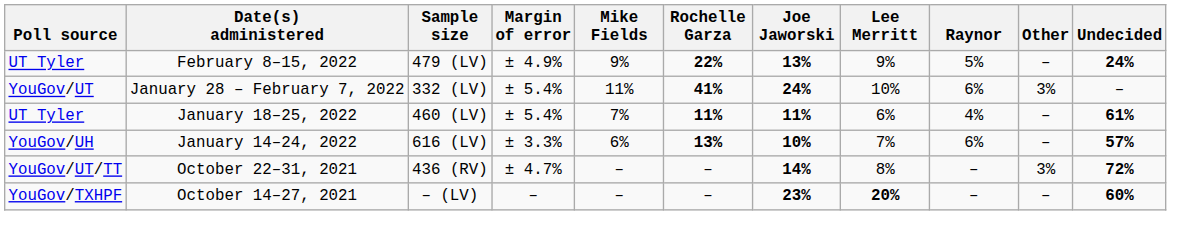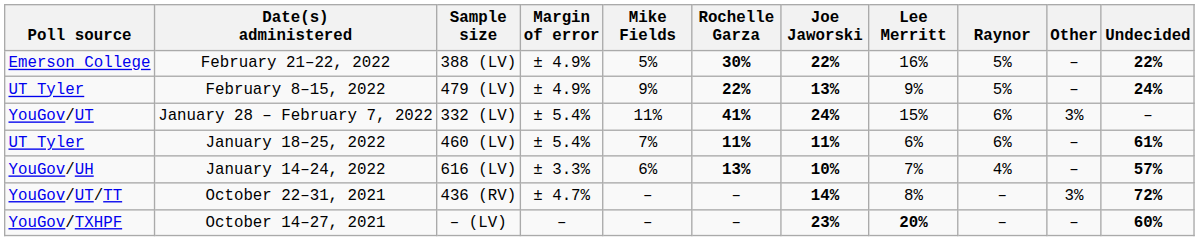+ row: (295, 63)
(885, 90) 10% -> (914, 116) 15%
(974, 116) 4% -> (1002, 143) 6%
(974, 143) 6% -> (1002, 169) 4%
